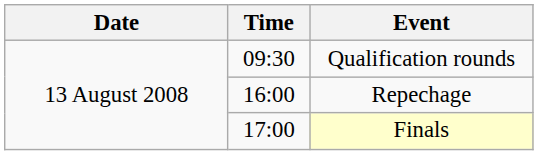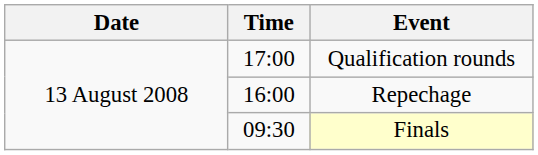(269, 58) 09:30 -> (269, 58) 17:00
(269, 130) 17:00 -> (269, 130) 09:30
